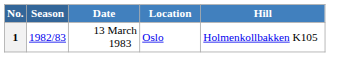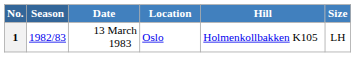+ column: (338, 13)
